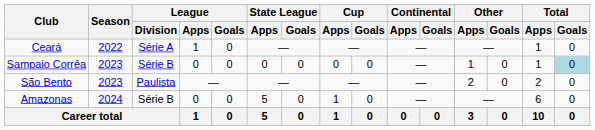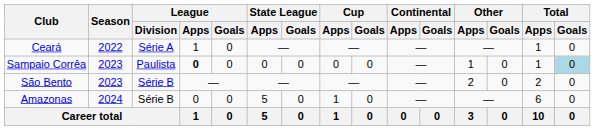(156, 64) Série B -> (156, 64) Paulista
(196, 64) normal -> (196, 64) bold
(156, 82) Paulista -> (156, 82) Série B
